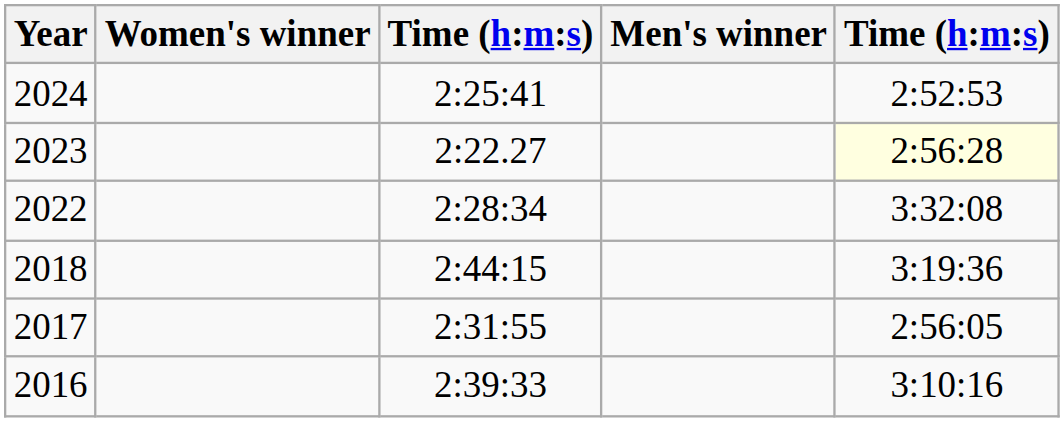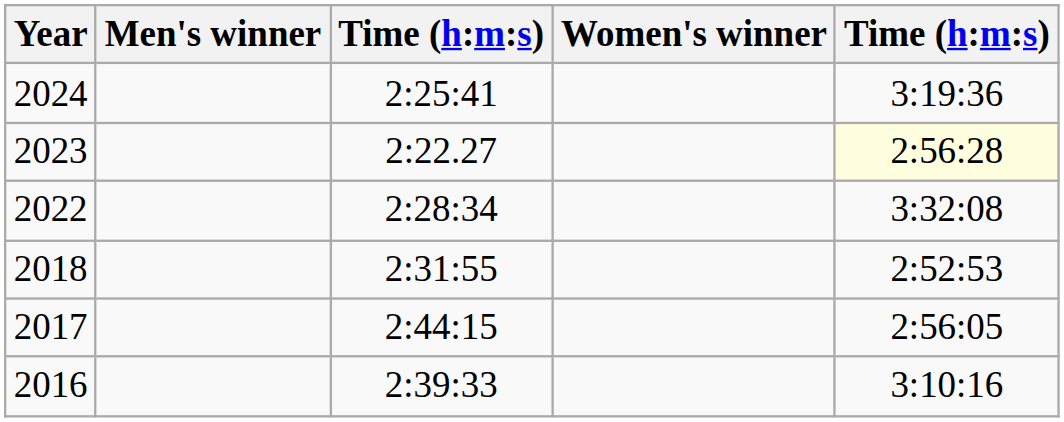columns swapped: (719, 33) <-> (238, 33)
(947, 92) 2:52:53 -> (947, 92) 3:19:36
(490, 268) 2:44:15 -> (441, 268) 2:31:55
(947, 268) 3:19:36 -> (947, 268) 2:52:53
(490, 326) 2:31:55 -> (441, 326) 2:44:15
